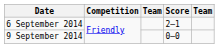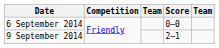(173, 24) 2–1 -> (173, 24) 0–0
(173, 37) 0–0 -> (173, 37) 2–1
